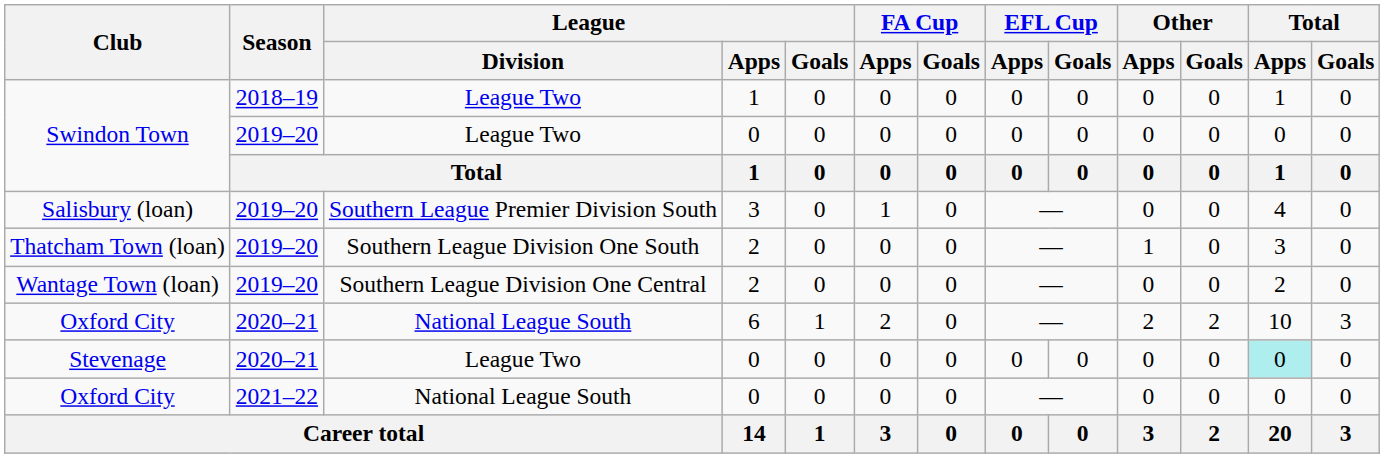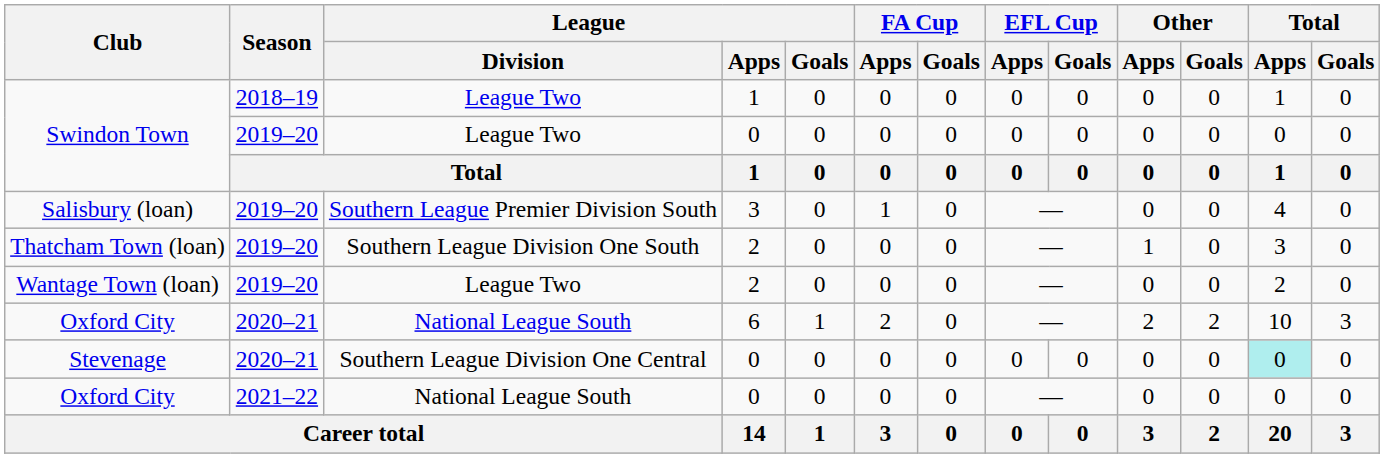(523, 284) Southern League Division One Central -> (523, 284) League Two
(523, 358) League Two -> (523, 358) Southern League Division One Central
